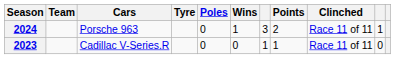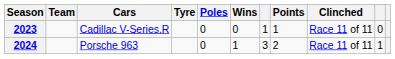rows swapped: (25, 45) <-> (25, 29)
